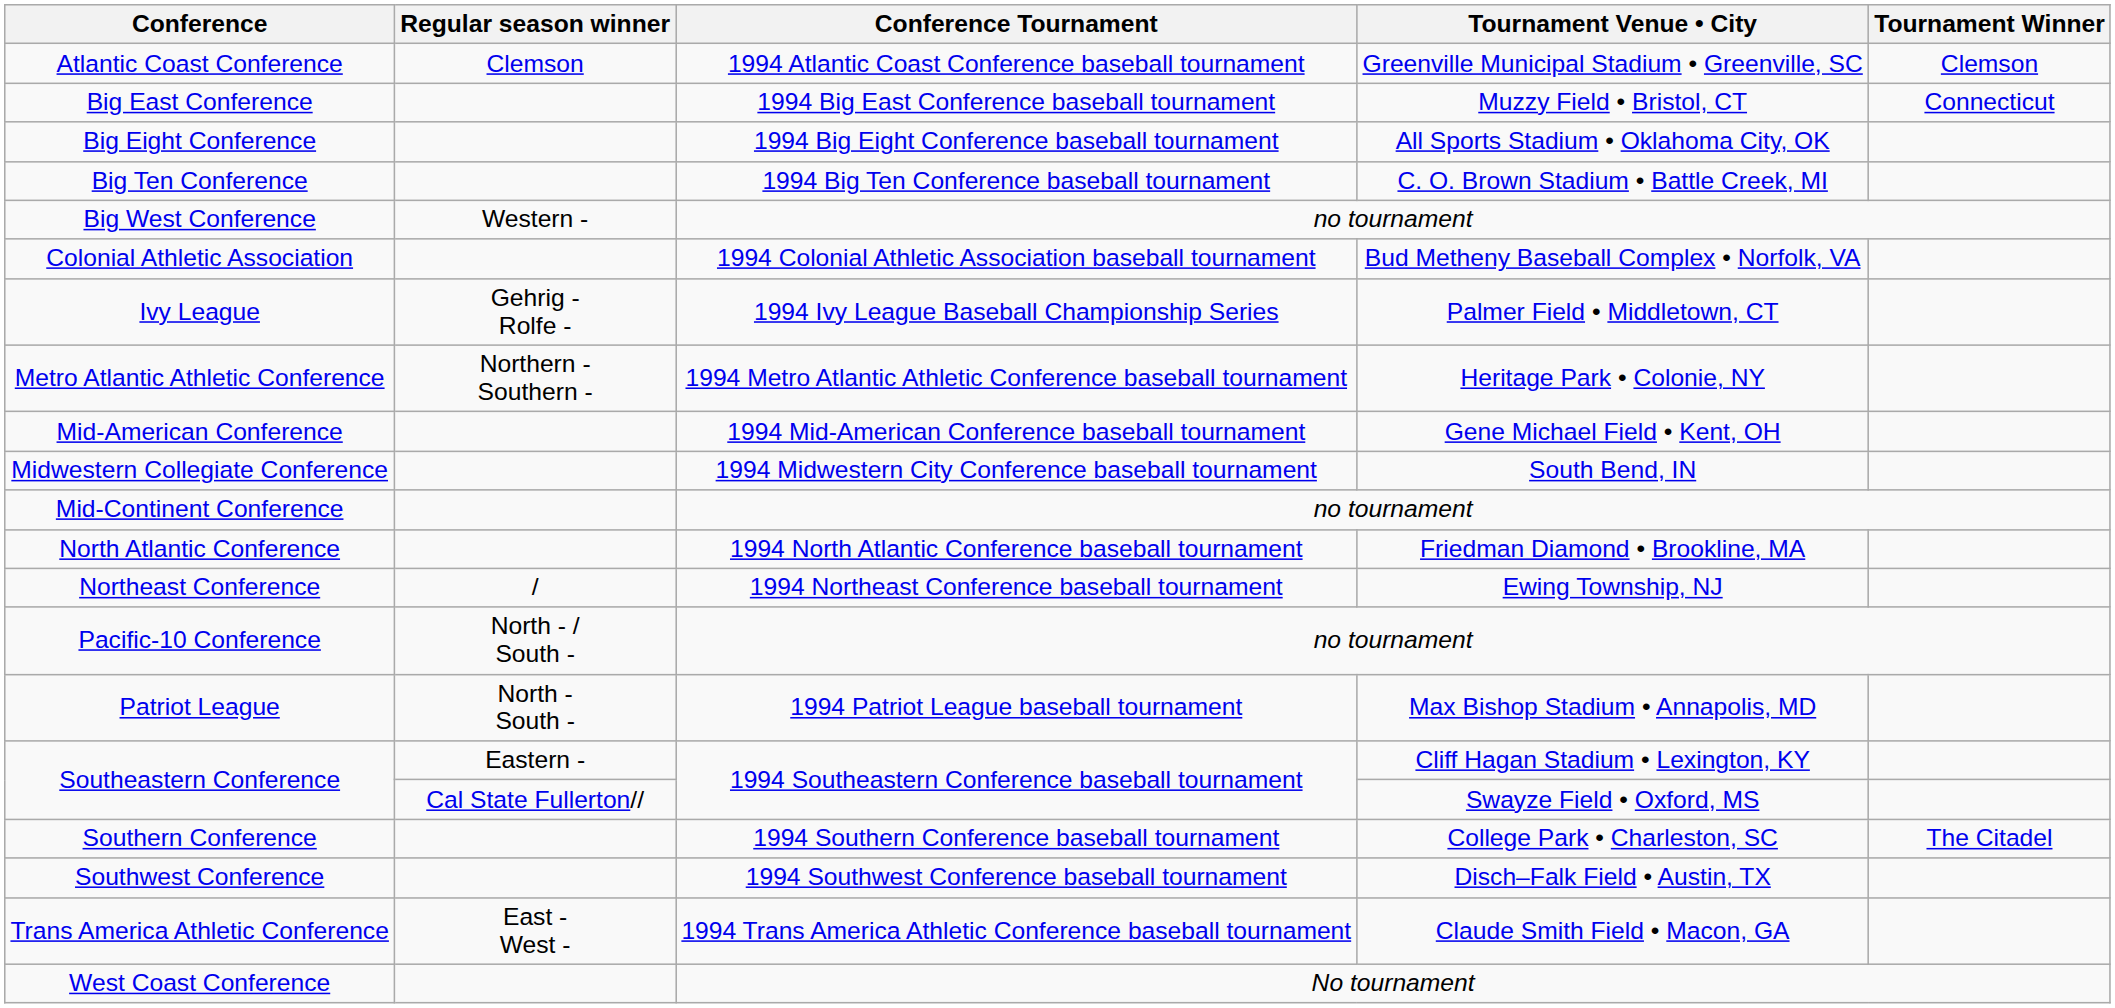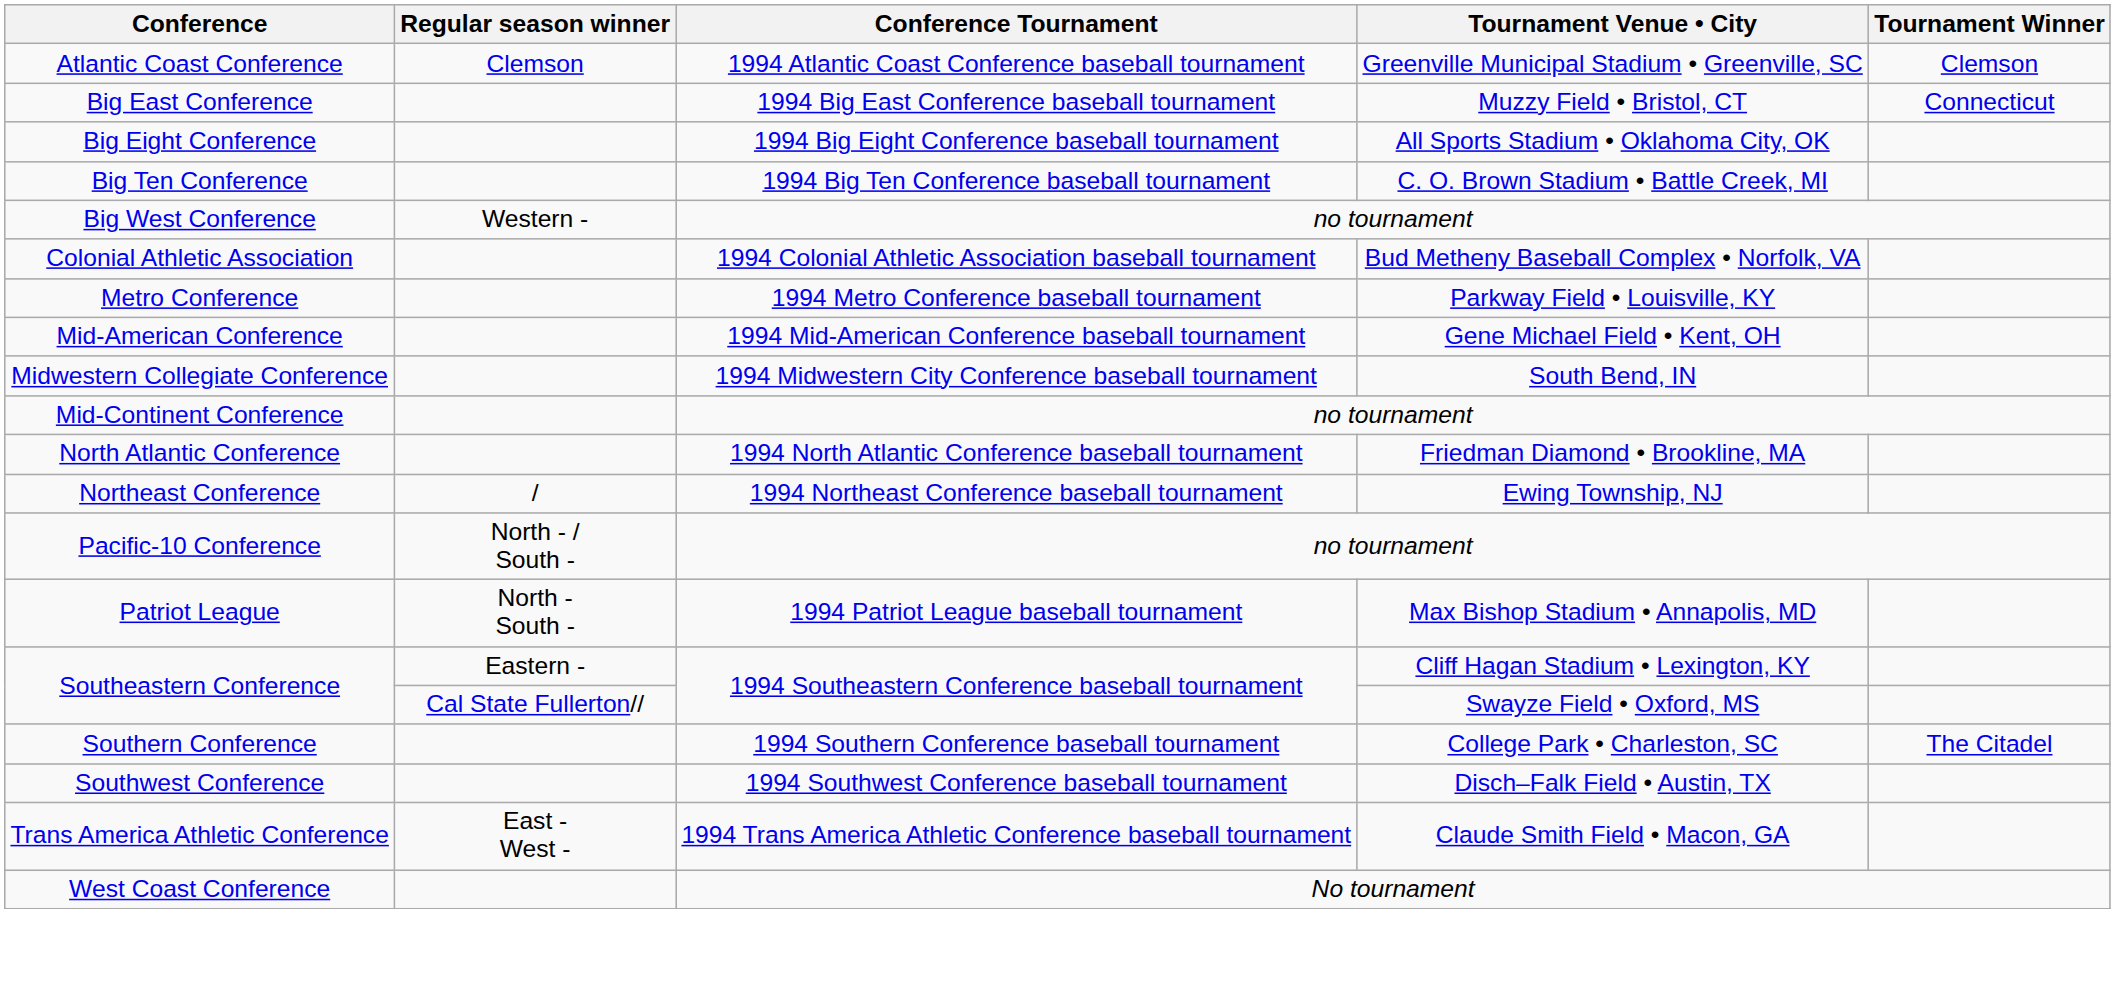- row: (200, 311)
+ row: (200, 297)
- row: (200, 378)
